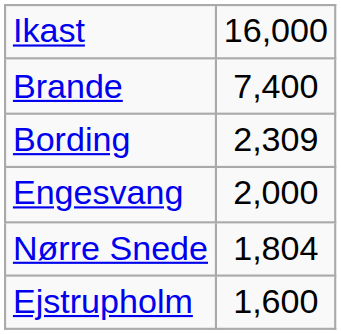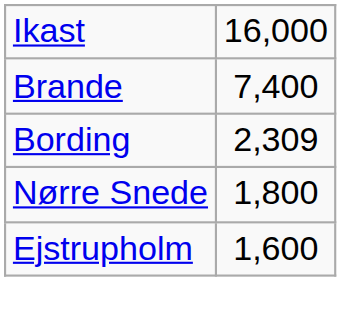- row: (98, 193)
(276, 247) 1,804 -> (276, 193) 1,800
